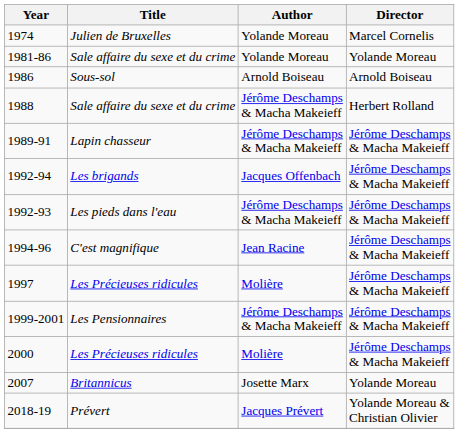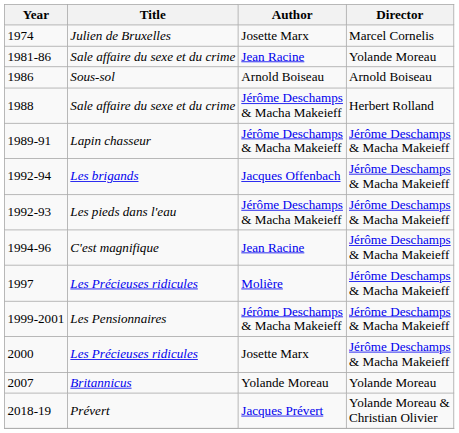(285, 35) Yolande Moreau -> (275, 35) Josette Marx
(285, 56) Yolande Moreau -> (273, 56) Jean Racine
(262, 354) Molière -> (275, 354) Josette Marx
(275, 382) Josette Marx -> (285, 382) Yolande Moreau
